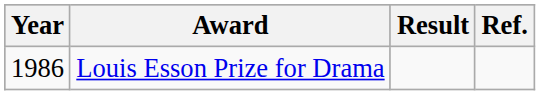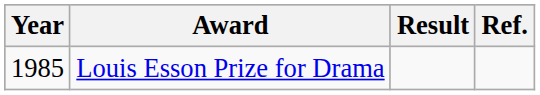(38, 67) 1986 -> (38, 67) 1985
